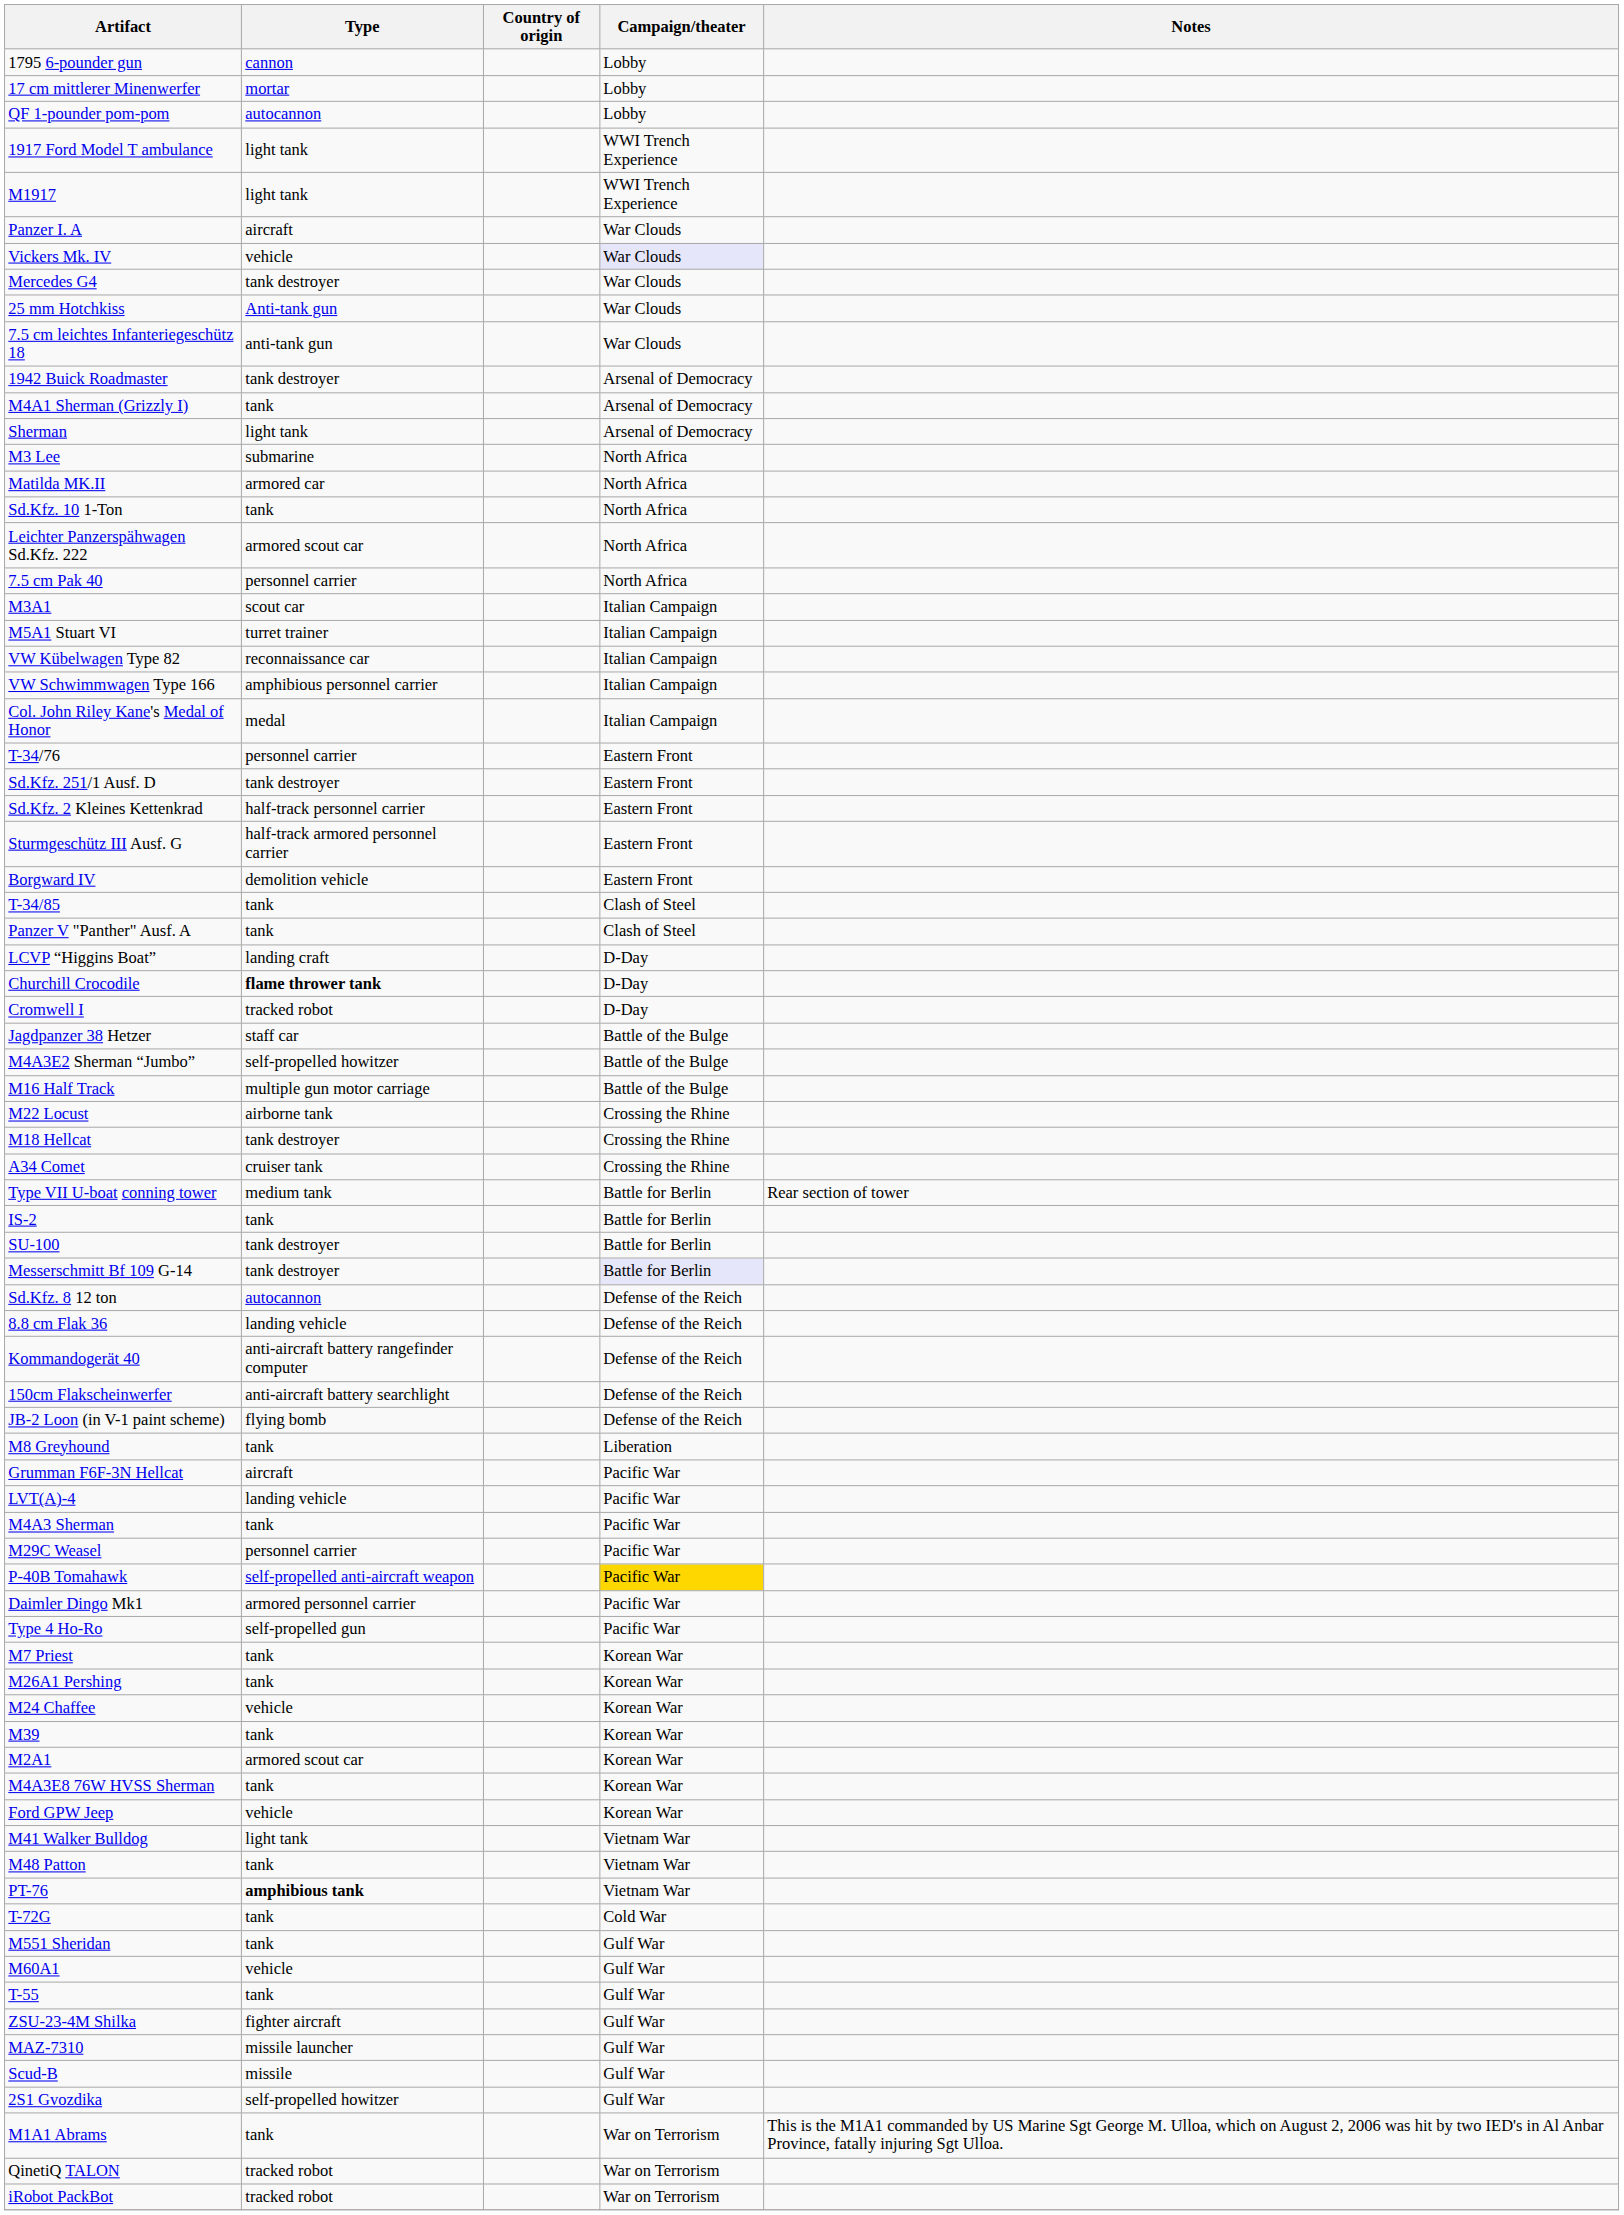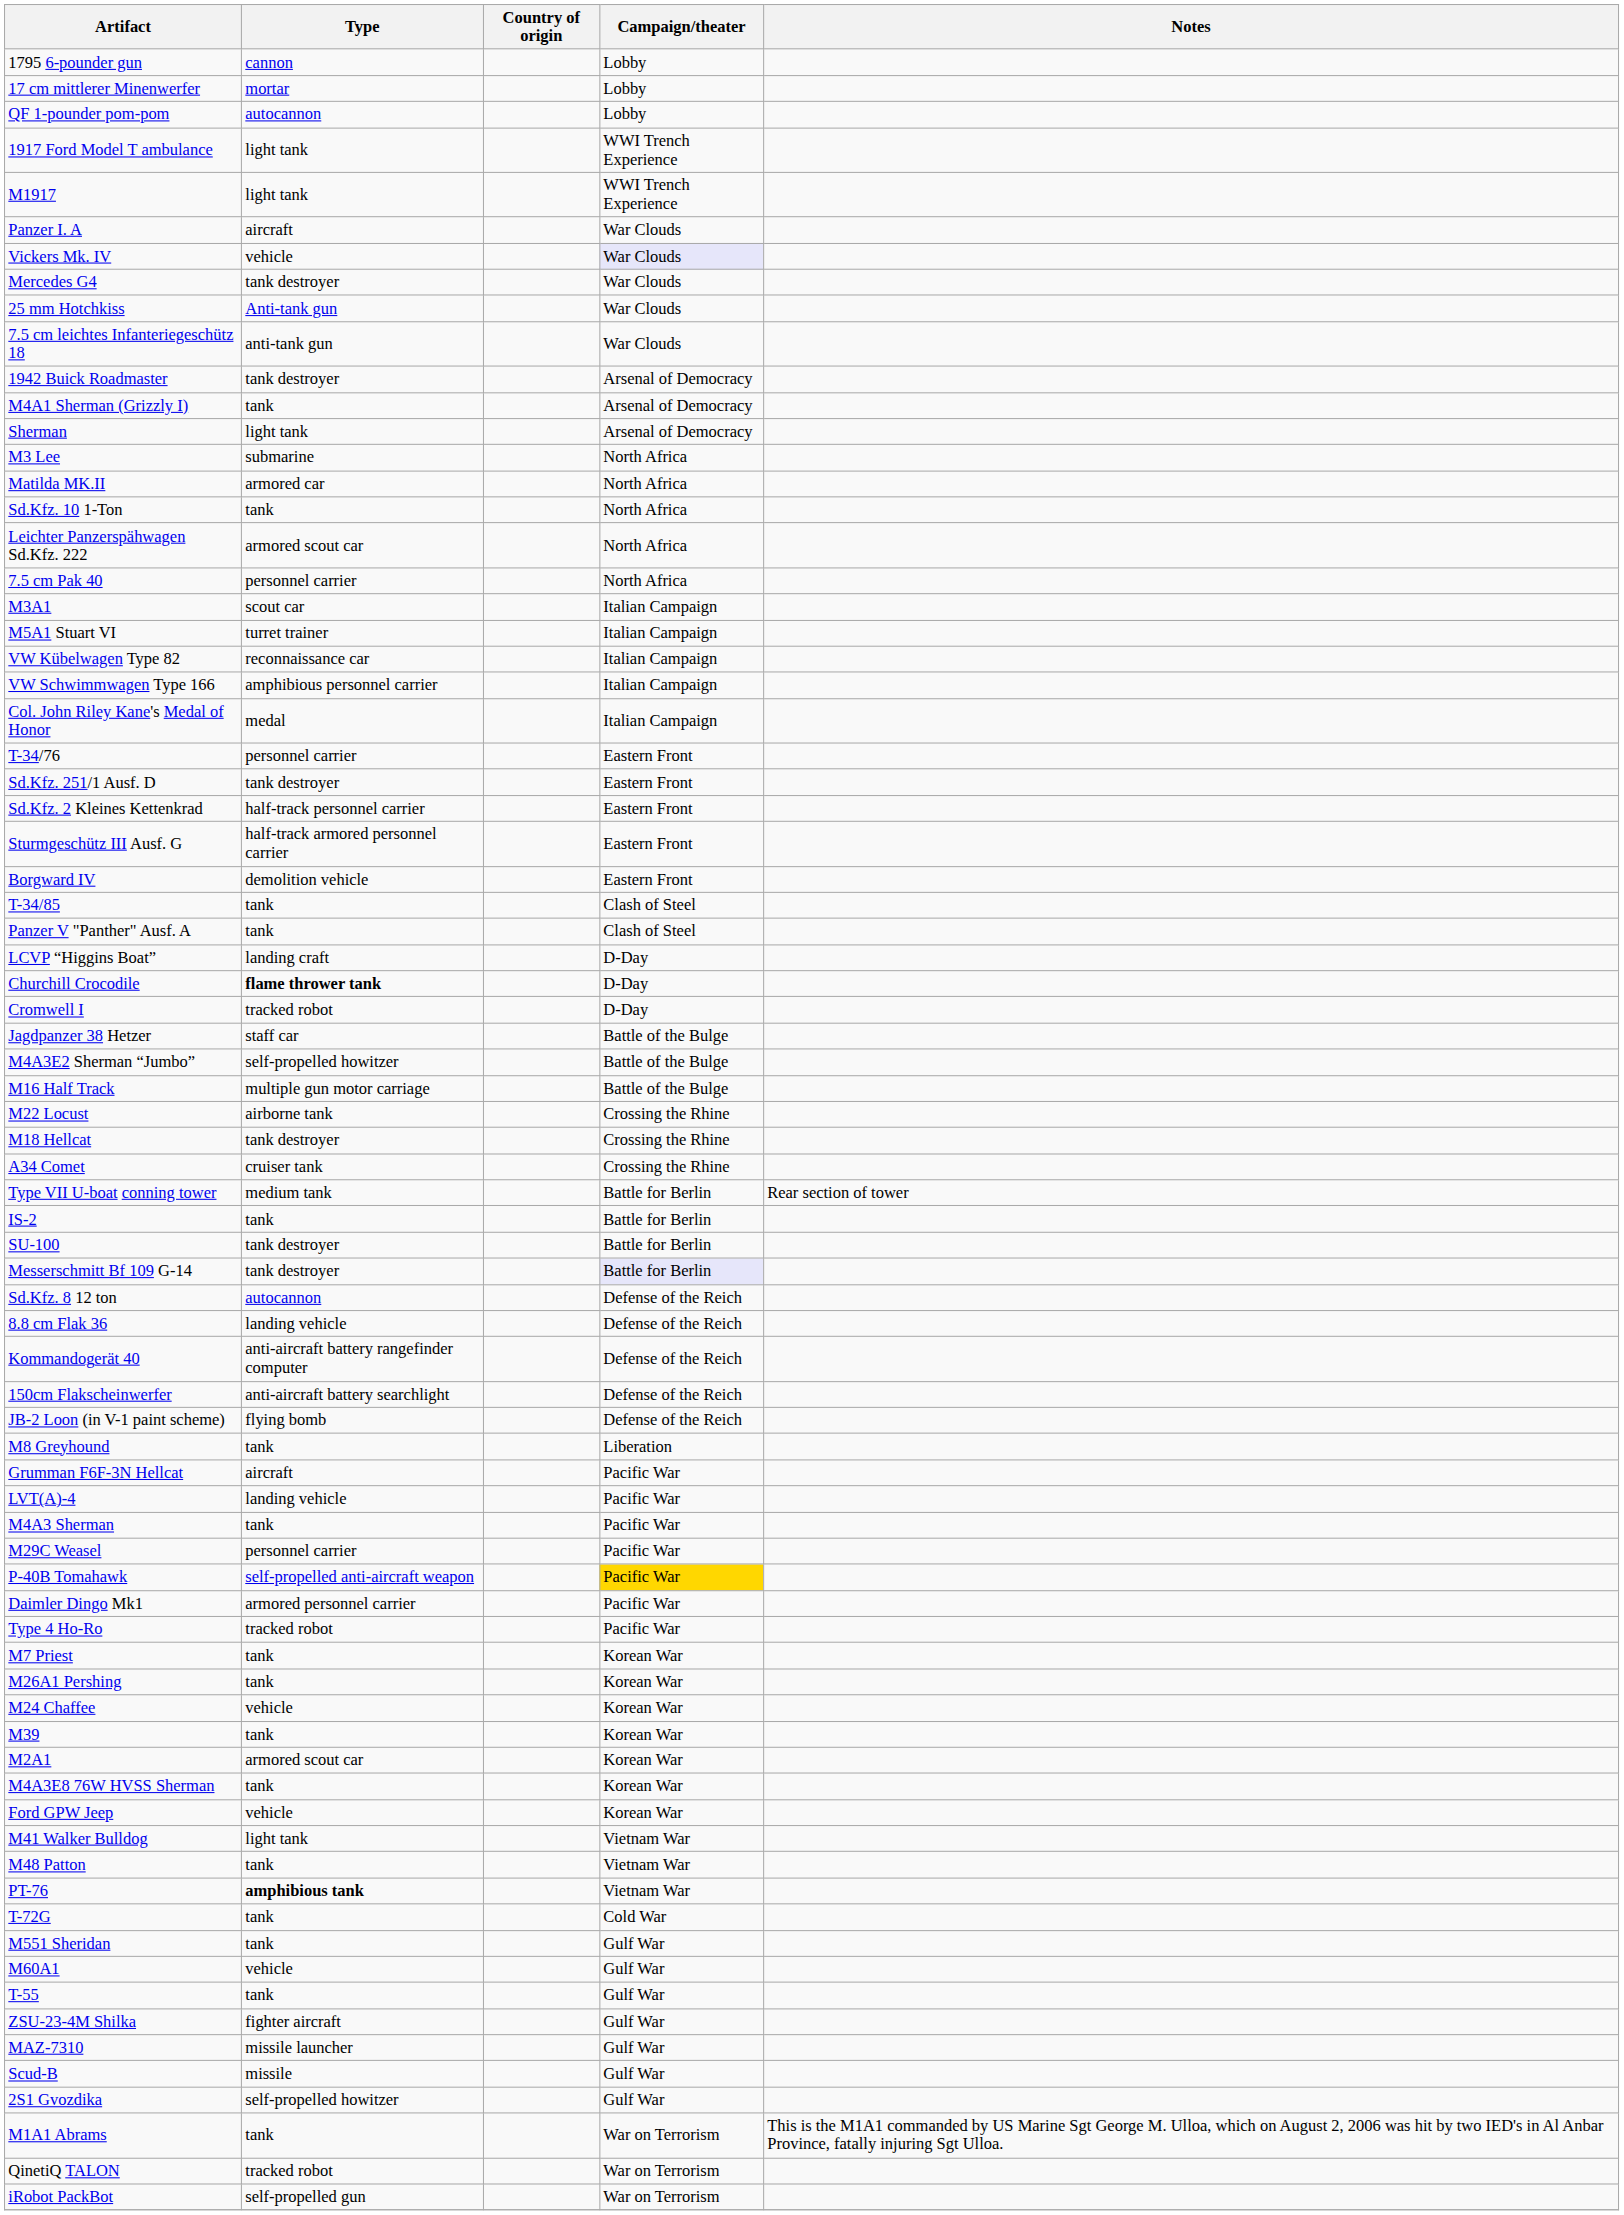(305, 1629) self-propelled gun -> (289, 1629) tracked robot
(289, 2196) tracked robot -> (305, 2196) self-propelled gun
